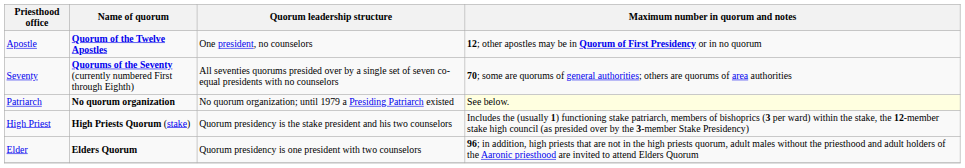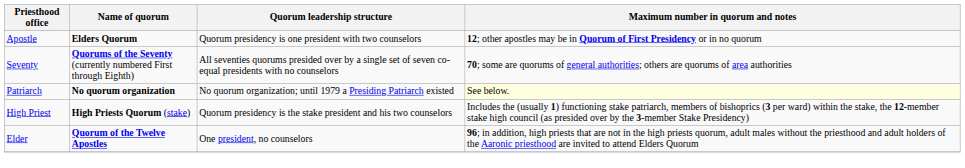(118, 44) Quorum of the Twelve Apostles -> (105, 38) Elders Quorum
(256, 44) One president, no counselors -> (310, 38) Quorum presidency is one president with two counselors
(105, 150) Elders Quorum -> (118, 139) Quorum of the Twelve Apostles
(310, 150) Quorum presidency is one president with two counselors -> (256, 139) One president, no counselors
